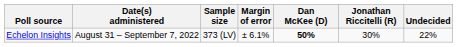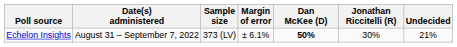(428, 35) 22% -> (428, 35) 21%
